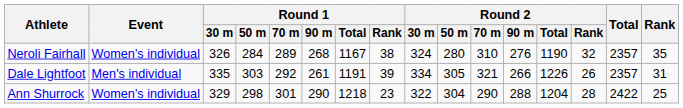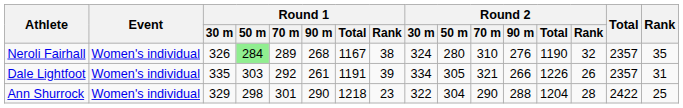(253, 54) no background -> (253, 54) lightgreen background
(136, 74) Men's individual -> (146, 74) Women's individual
